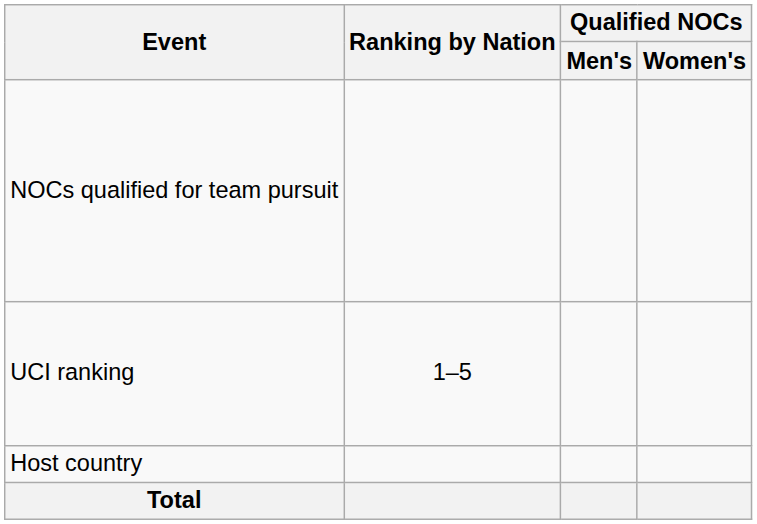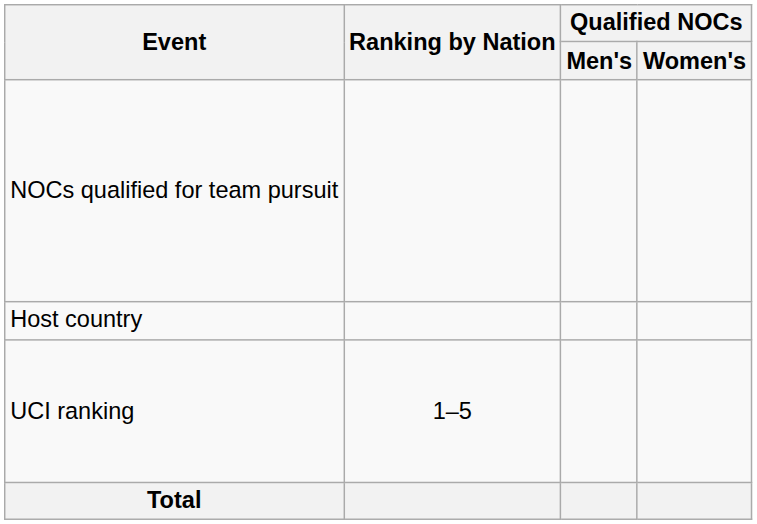rows swapped: (72, 373) <-> (76, 463)
